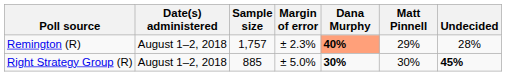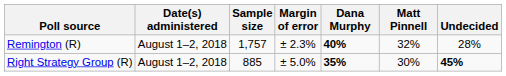(335, 44) lightsalmon background -> (335, 44) no background
(409, 44) 29% -> (409, 44) 32%
(335, 62) 30% -> (335, 62) 35%
